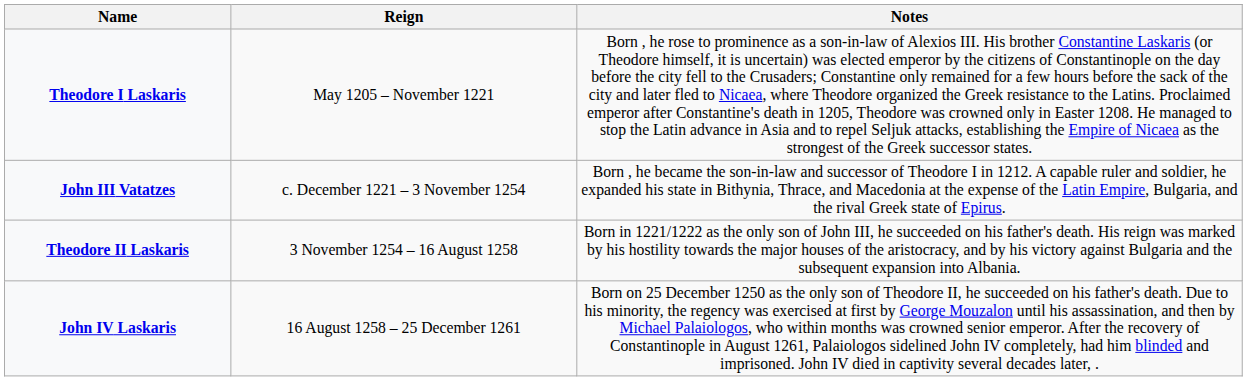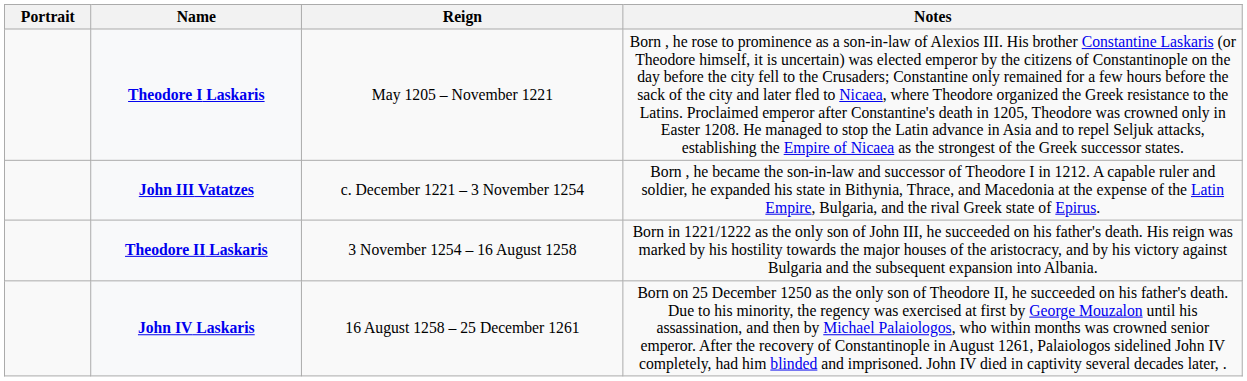+ column: (48, 16)
